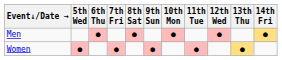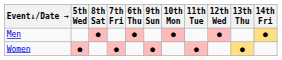columns swapped: (98, 16) <-> (135, 16)
